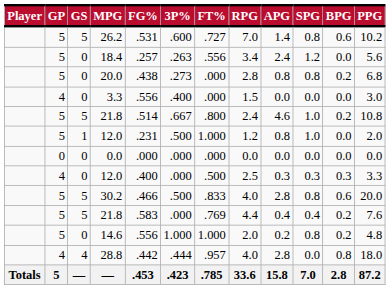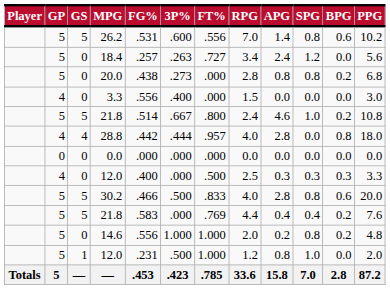(215, 37) .727 -> (215, 37) .556
(215, 57) .556 -> (215, 57) .727
rows swapped: (84, 255) <-> (84, 136)
